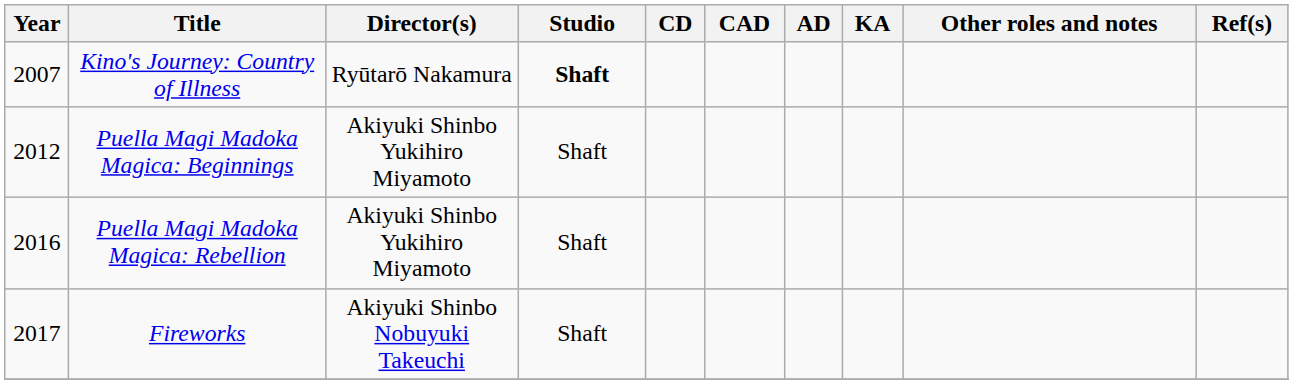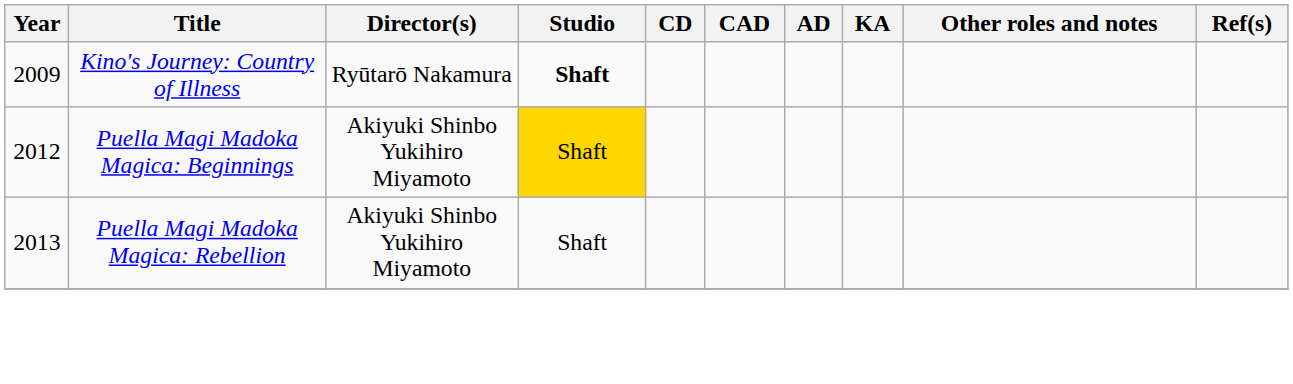(37, 74) 2007 -> (37, 74) 2009
(582, 151) no background -> (582, 151) gold background
(37, 242) 2016 -> (37, 242) 2013
- row: (197, 333)
